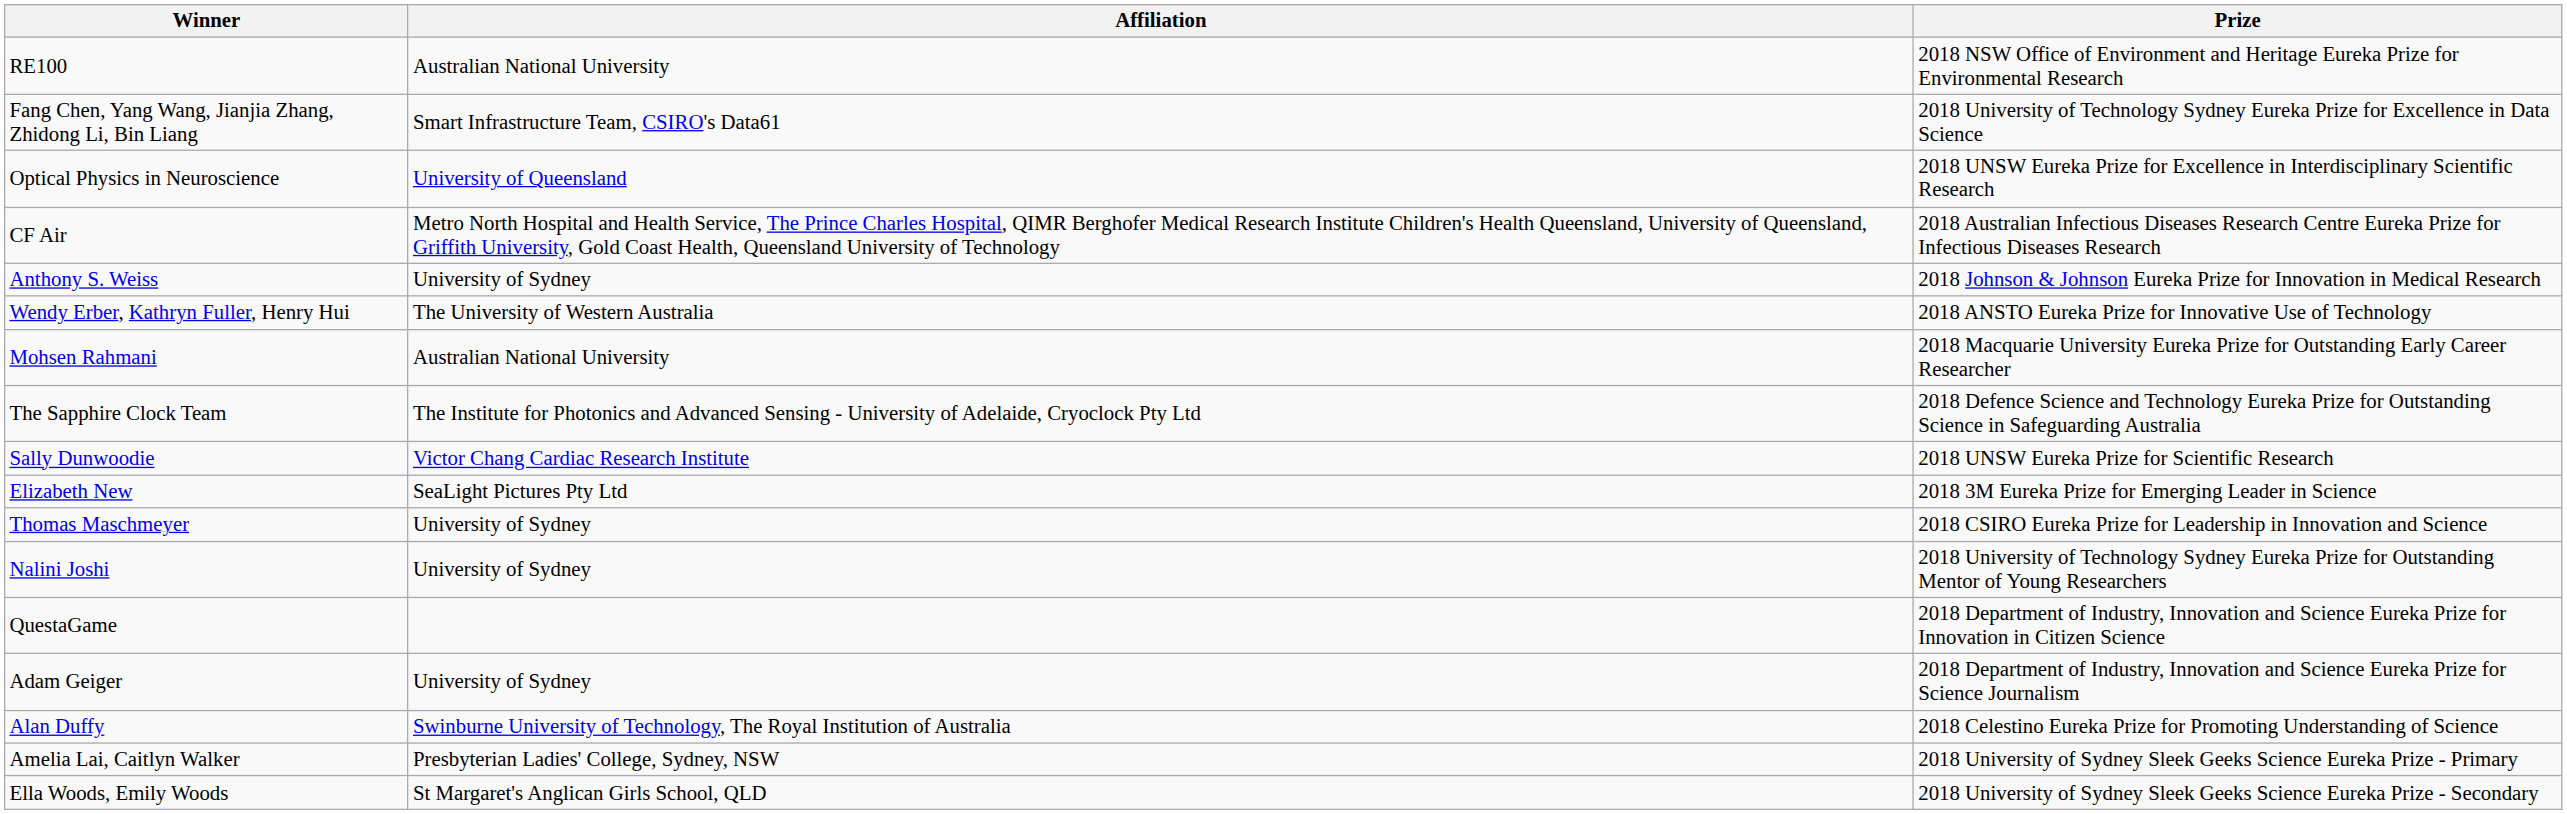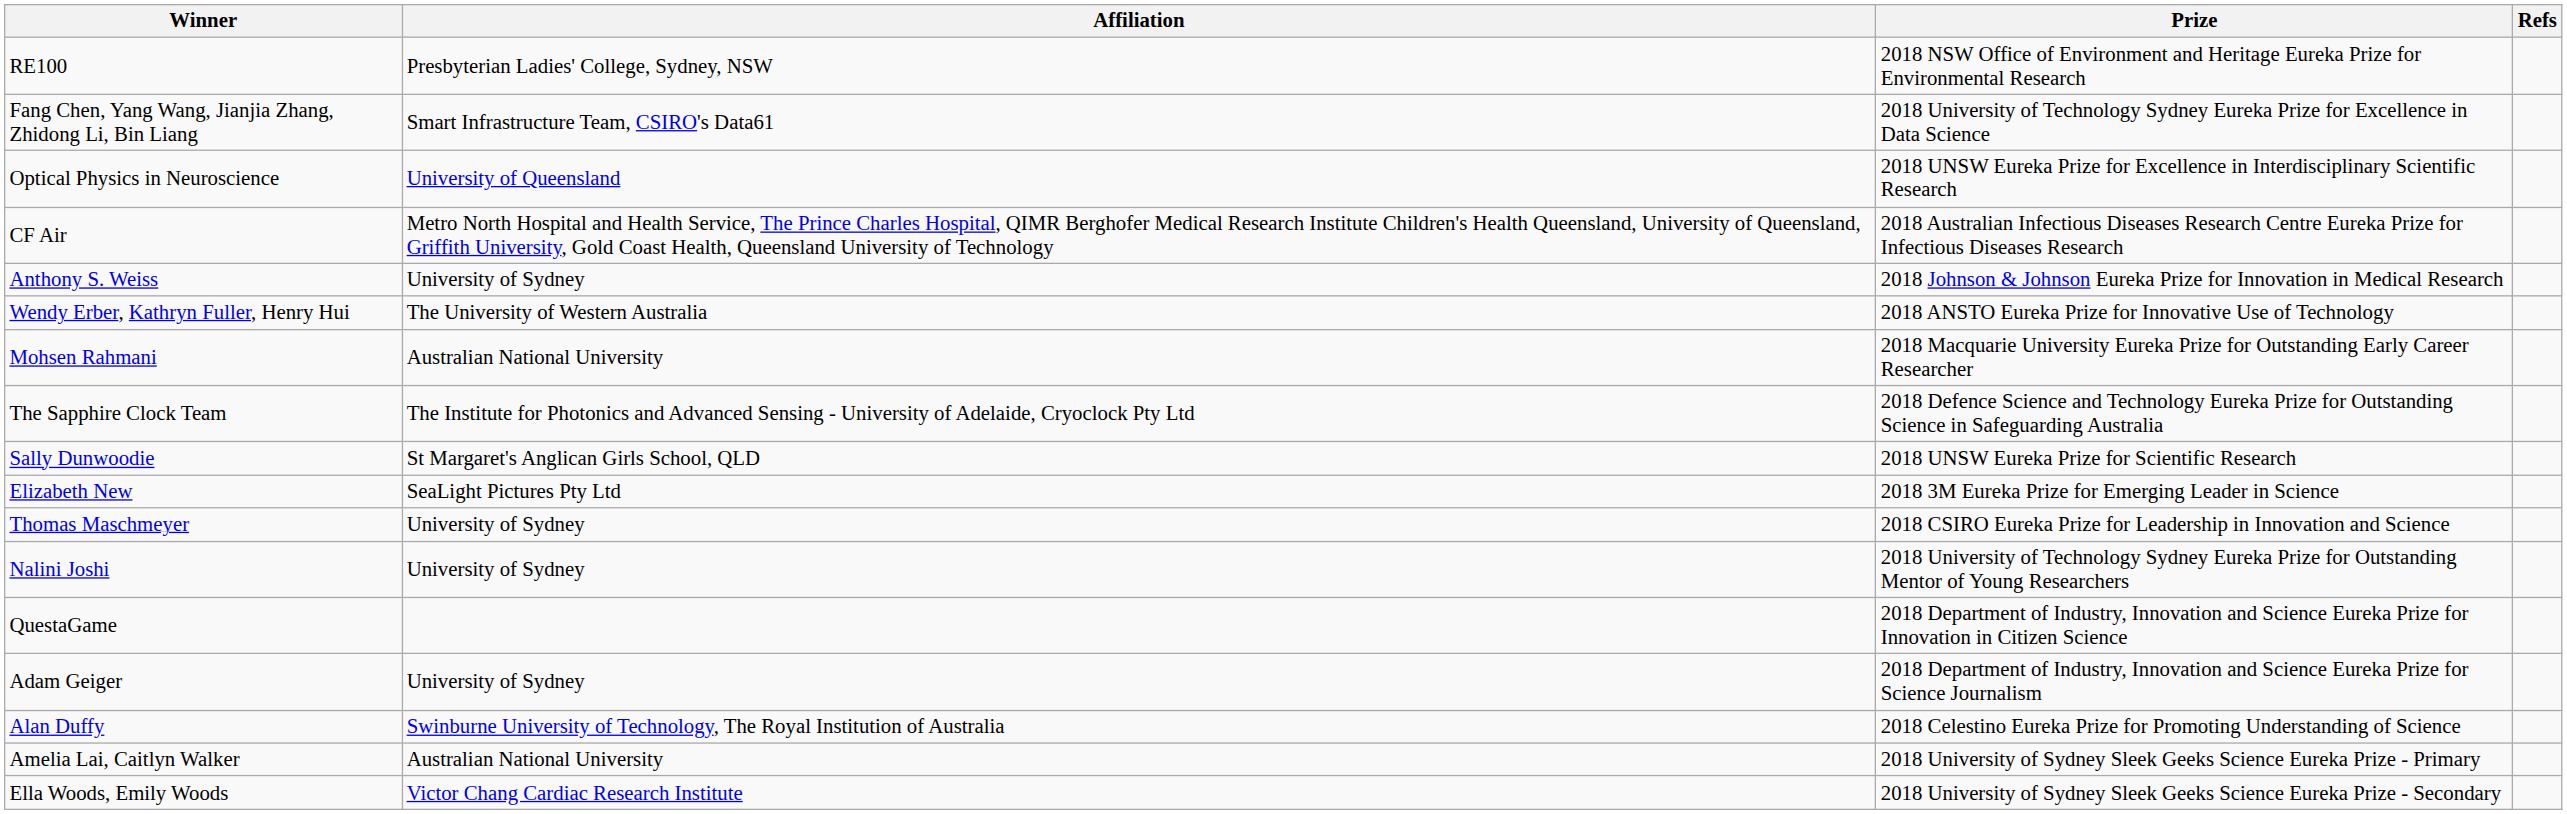+ column: (2537, 20)
(541, 65) Australian National University -> (590, 65) Presbyterian Ladies' College, Sydney, NSW
(581, 458) Victor Chang Cardiac Research Institute -> (583, 458) St Margaret's Anglican Girls School, QLD
(596, 759) Presbyterian Ladies' College, Sydney, NSW -> (535, 759) Australian National University
(590, 792) St Margaret's Anglican Girls School, QLD -> (575, 792) Victor Chang Cardiac Research Institute
